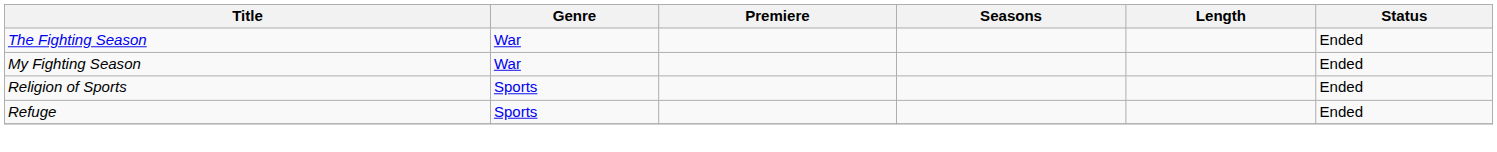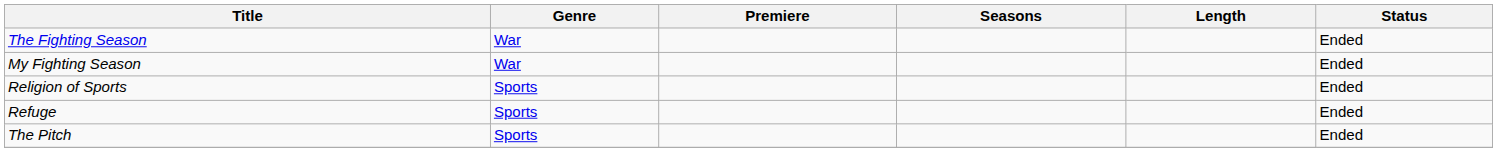+ row: (40, 135)
